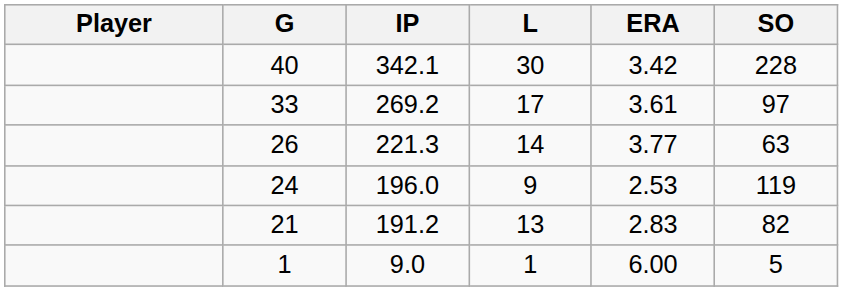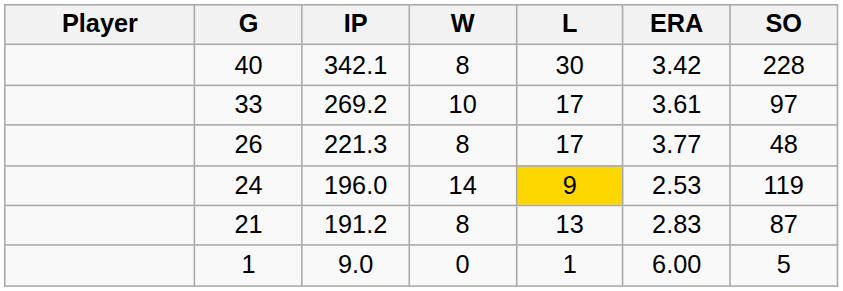+ column: (463, 24)
(530, 144) 14 -> (570, 144) 17
(776, 144) 63 -> (784, 144) 48
(530, 184) no background -> (570, 184) gold background
(776, 225) 82 -> (784, 225) 87
